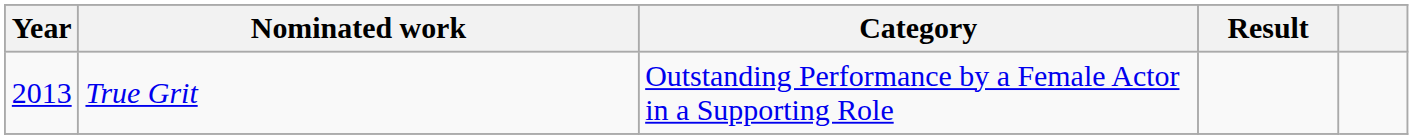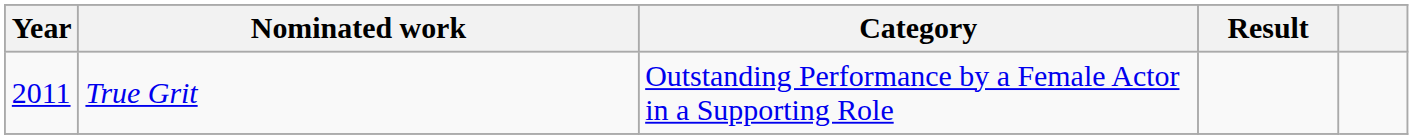(42, 92) 2013 -> (41, 92) 2011
